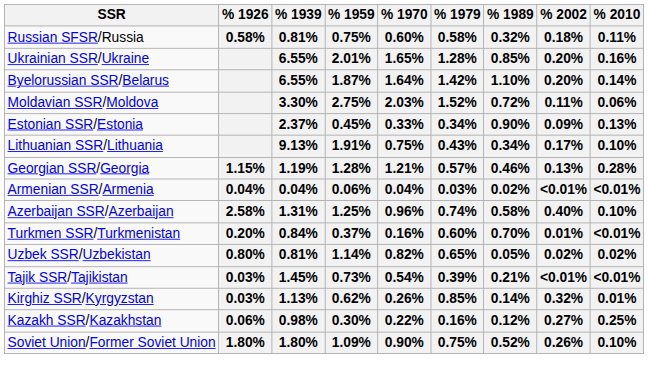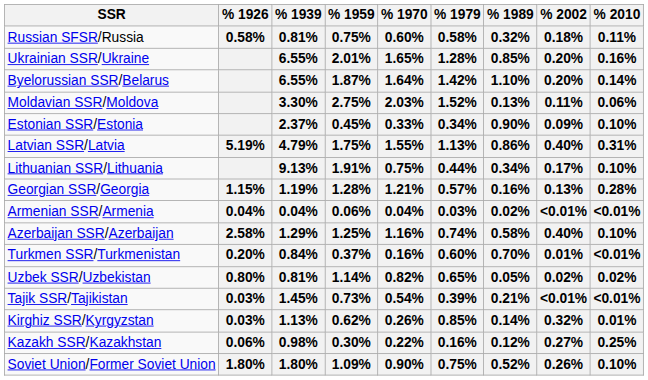(510, 102) 0.72% -> (510, 102) 0.13%
(617, 124) 0.13% -> (617, 124) 0.10%
+ row: (66, 146)
(457, 146) 0.43% -> (457, 168) 0.44%
(510, 168) 0.46% -> (510, 189) 0.16%
(298, 211) 1.31% -> (298, 233) 1.29%
(404, 211) 0.96% -> (404, 233) 1.16%
